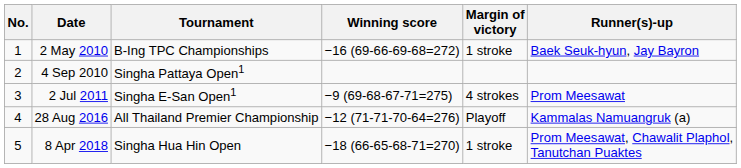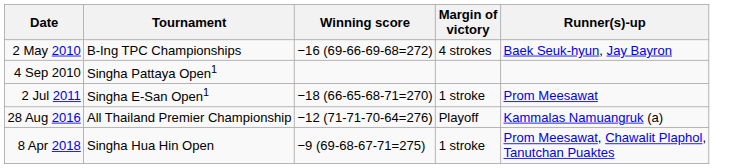- column: (18, 22)
(489, 50) 1 stroke -> (465, 50) 4 strokes
(389, 96) −9 (69-68-67-71=275) -> (365, 96) −18 (66-65-68-71=270)
(492, 96) 4 strokes -> (462, 96) 1 stroke
(392, 146) −18 (66-65-68-71=270) -> (361, 146) −9 (69-68-67-71=275)
